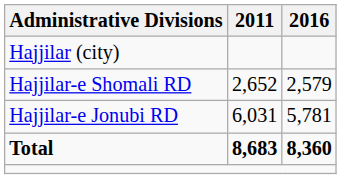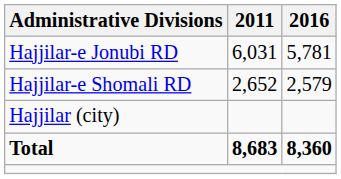rows swapped: (94, 116) <-> (64, 52)
